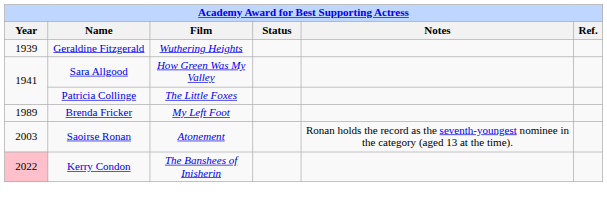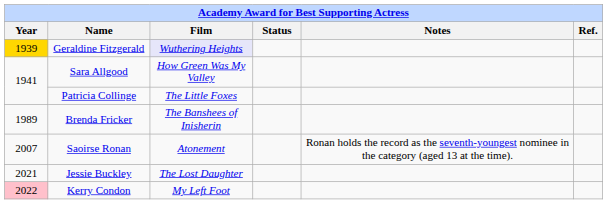(26, 48) no background -> (26, 48) gold background
(201, 48) no background -> (201, 48) lavender background
(201, 113) My Left Foot -> (201, 119) The Banshees of Inisherin
(26, 136) 2003 -> (26, 149) 2007
+ row: (99, 173)
(201, 166) The Banshees of Inisherin -> (201, 190) My Left Foot
